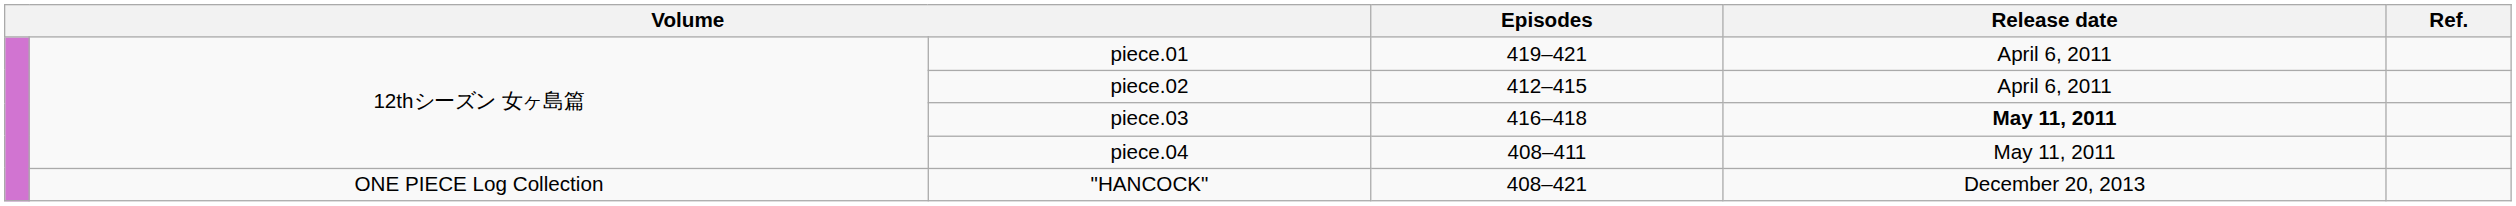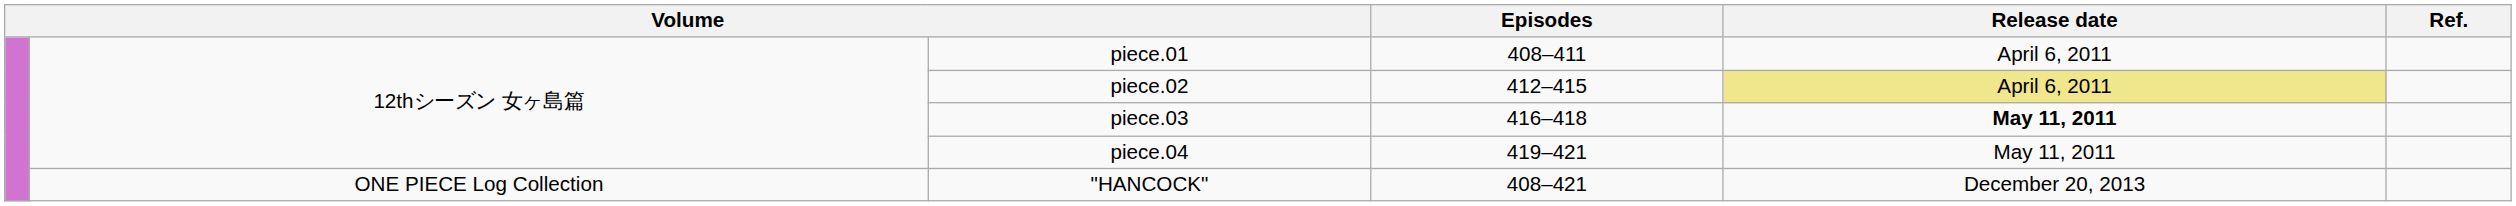(1547, 53) 419–421 -> (1547, 53) 408–411
(2055, 86) no background -> (2055, 86) khaki background
(1547, 151) 408–411 -> (1547, 151) 419–421
